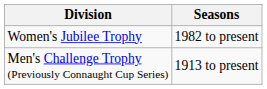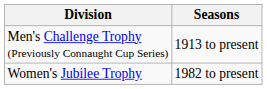rows swapped: (88, 66) <-> (75, 36)
